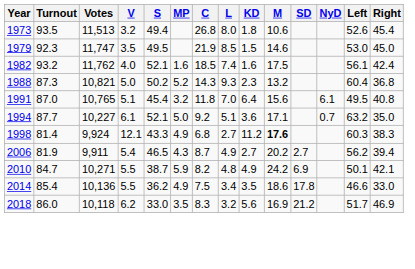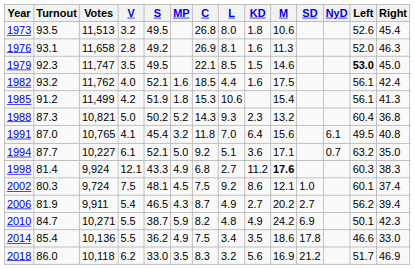(157, 31) 49.4 -> (157, 31) 49.5
+ row: (19, 48)
(205, 48) 21.9 -> (205, 65) 22.1
(357, 48) normal -> (363, 65) bold
(229, 65) 7.4 -> (229, 83) 4.4
+ row: (19, 100)
(128, 100) 5.1 -> (128, 134) 4.1
+ row: (19, 186)
(384, 169) 42.1 -> (390, 221) 42.3
